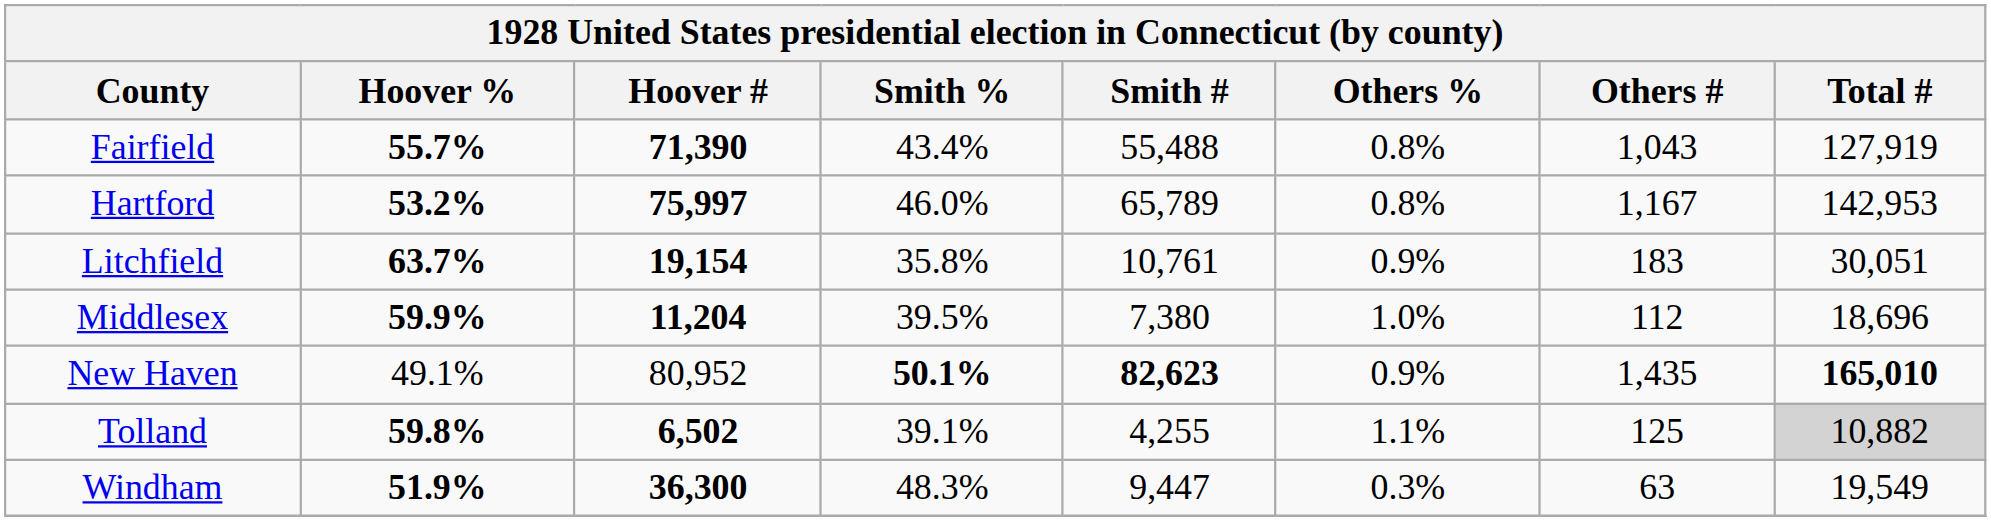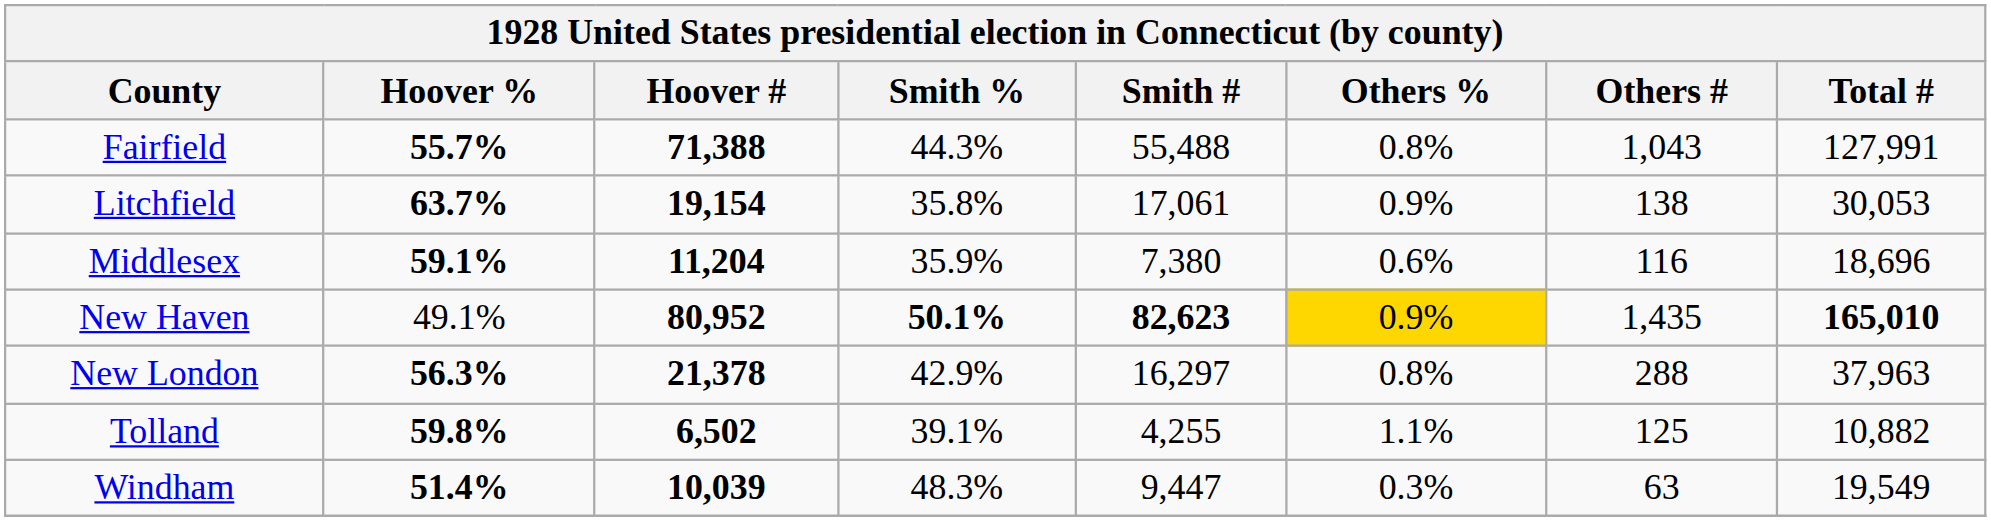(698, 146) 71,390 -> (716, 146) 71,388
(942, 146) 43.4% -> (957, 146) 44.3%
(1880, 146) 127,919 -> (1881, 146) 127,991
- row: (153, 203)
(1170, 260) 10,761 -> (1181, 203) 17,061
(1657, 260) 183 -> (1662, 203) 138
(1880, 260) 30,051 -> (1881, 203) 30,053
(437, 317) 59.9% -> (459, 260) 59.1%
(942, 317) 39.5% -> (957, 260) 35.9%
(1408, 317) 1.0% -> (1416, 260) 0.6%
(1657, 317) 112 -> (1662, 260) 116
(698, 373) normal -> (716, 317) bold
(1408, 373) no background -> (1416, 317) gold background
+ row: (164, 373)
(1880, 430) lightgrey background -> (1881, 430) no background
(437, 487) 51.9% -> (459, 487) 51.4%
(698, 487) 36,300 -> (716, 487) 10,039
